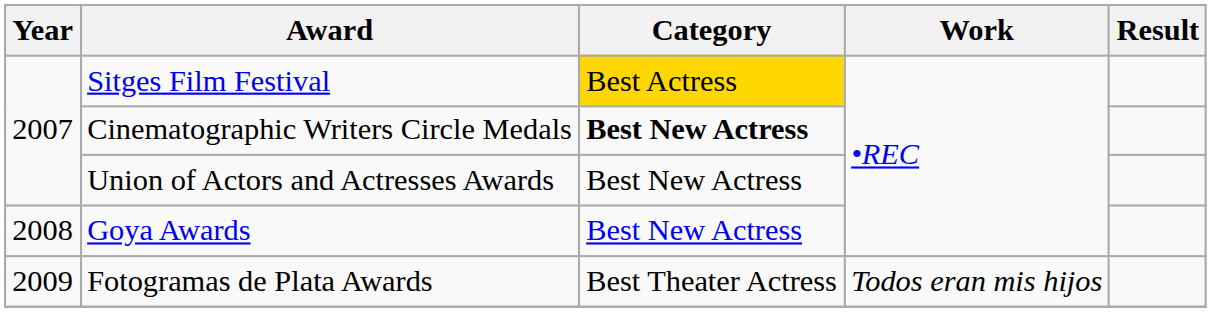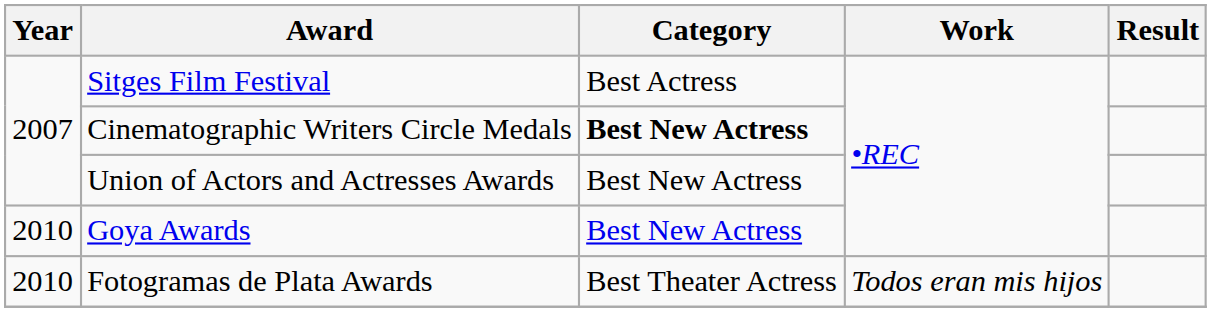(662, 80) gold background -> (662, 80) no background
(43, 230) 2008 -> (43, 230) 2010
(43, 280) 2009 -> (43, 280) 2010
